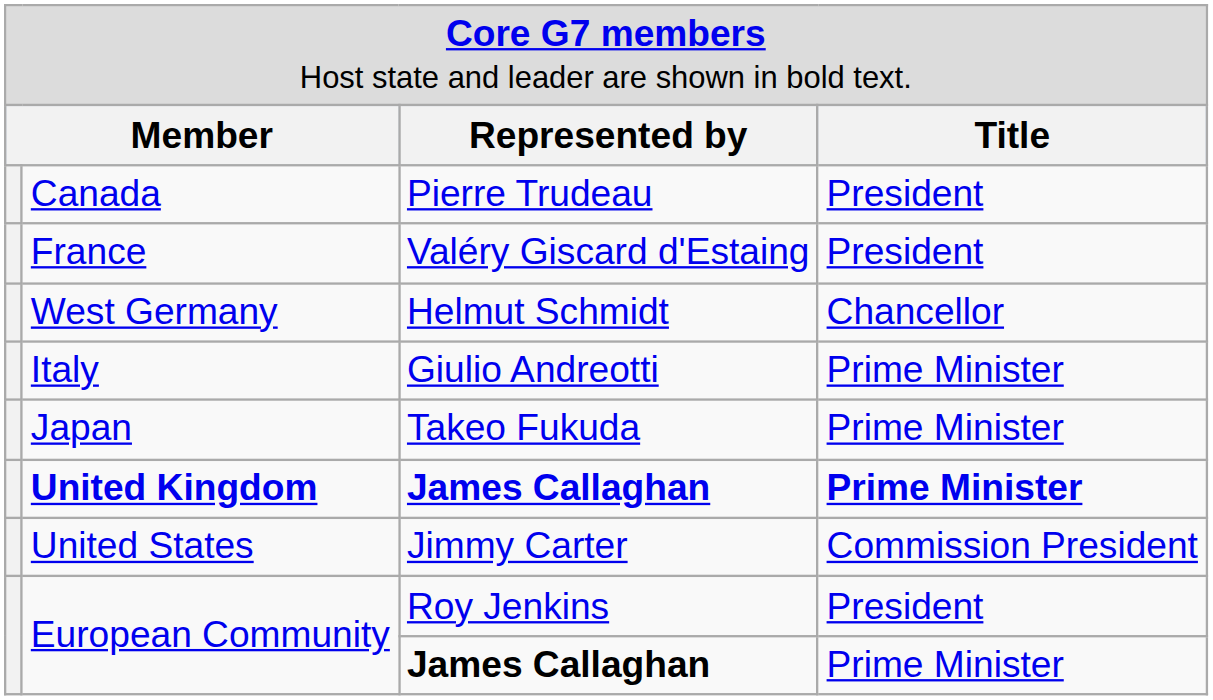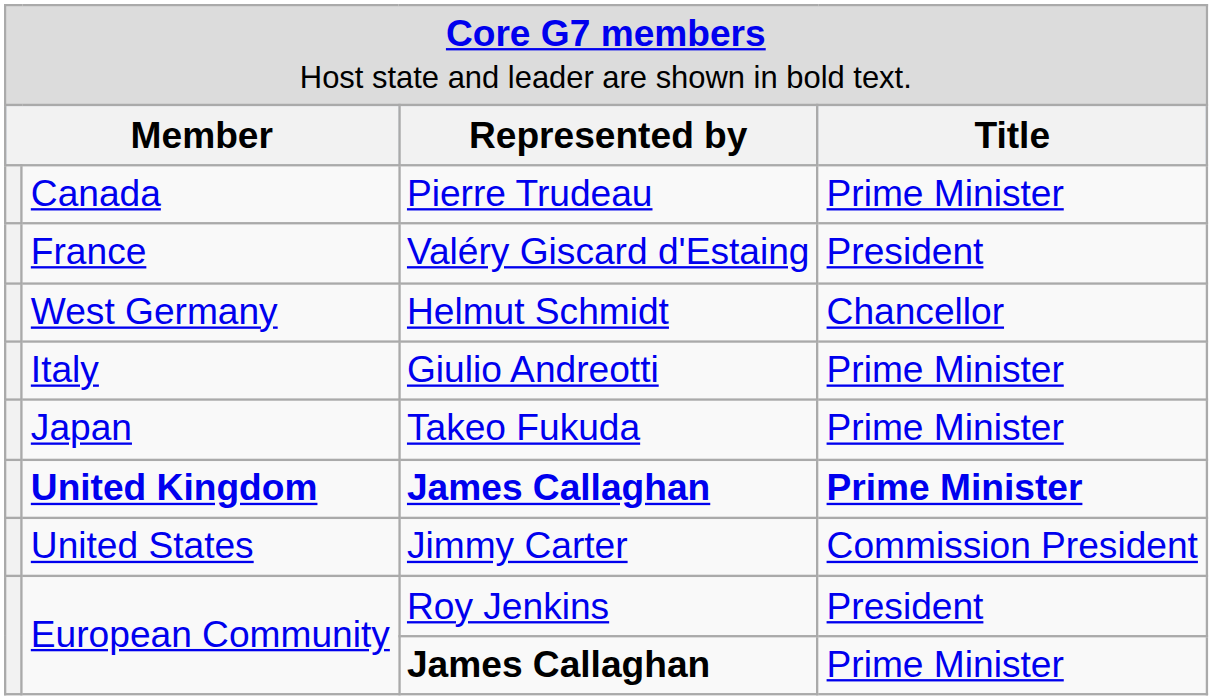(905, 193) President -> (945, 193) Prime Minister
